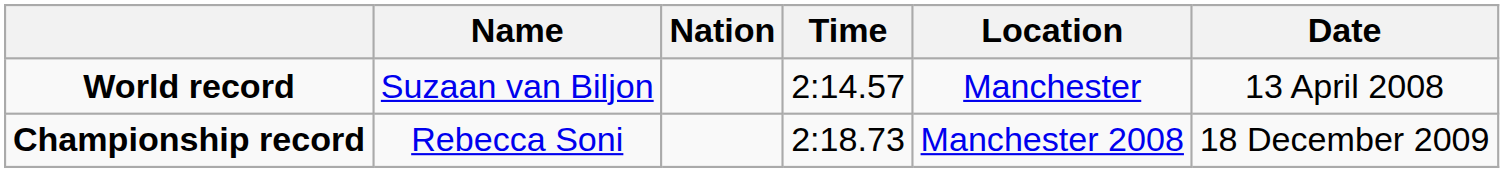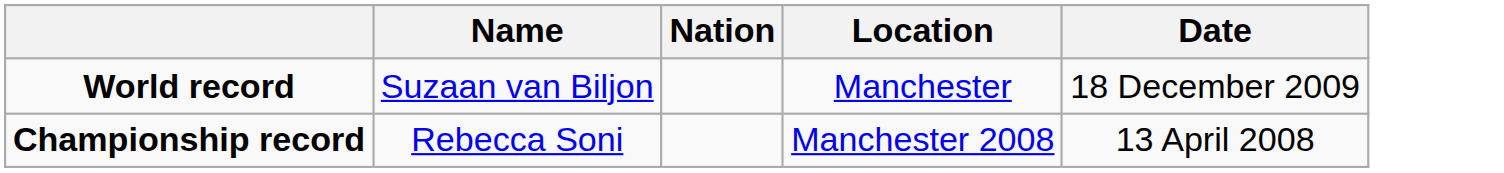- column: (848, 31)
(1345, 85) 13 April 2008 -> (1215, 85) 18 December 2009
(1345, 139) 18 December 2009 -> (1215, 139) 13 April 2008
